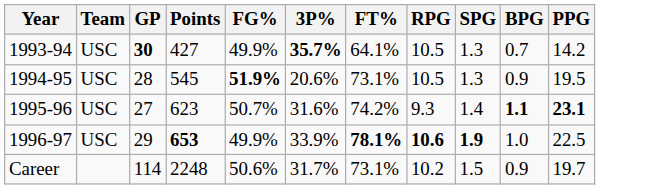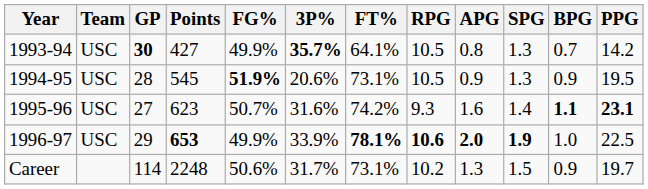+ column: (479, 19)
